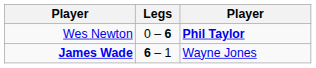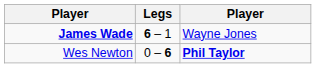rows swapped: (98, 33) <-> (96, 53)
